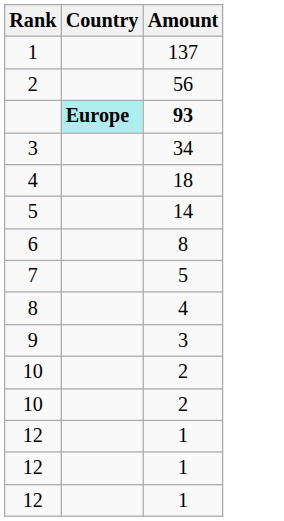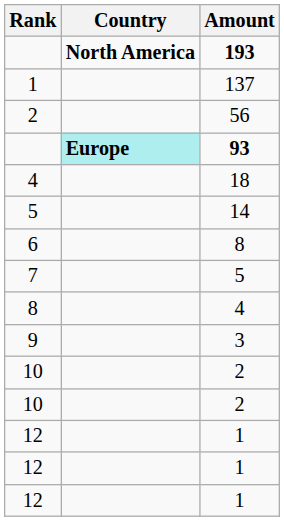+ row: (33, 53)
- row: (33, 148)
